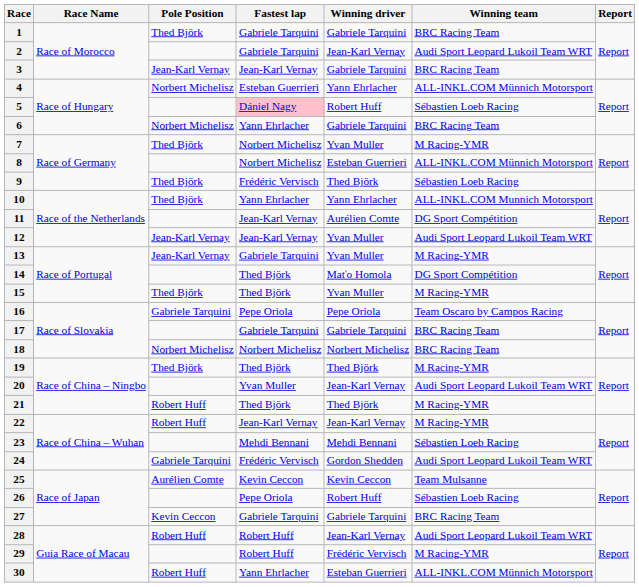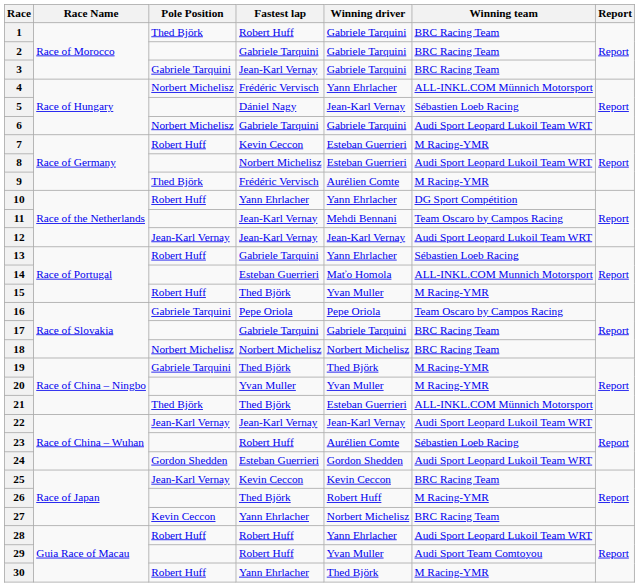(279, 32) Gabriele Tarquini -> (266, 32) Robert Huff
(366, 50) Jean-Karl Vernay -> (367, 50) Gabriele Tarquini
(503, 50) Audi Sport Leopard Lukoil Team WRT -> (457, 50) BRC Racing Team
(190, 69) Jean-Karl Vernay -> (191, 69) Gabriele Tarquini
(279, 87) Esteban Guerrieri -> (279, 87) Frédéric Vervisch
(268, 106) pink background -> (268, 106) no background
(354, 106) Robert Huff -> (366, 106) Jean-Karl Vernay
(274, 125) Yann Ehrlacher -> (279, 125) Gabriele Tarquini
(457, 125) BRC Racing Team -> (503, 125) Audi Sport Leopard Lukoil Team WRT
(177, 143) Thed Björk -> (179, 143) Robert Huff
(280, 143) Norbert Michelisz -> (271, 143) Kevin Ceccon
(355, 143) Yvan Muller -> (367, 143) Esteban Guerrieri
(504, 162) ALL-INKL.COM Münnich Motorsport -> (503, 162) Audi Sport Leopard Lukoil Team WRT
(353, 181) Thed Björk -> (363, 181) Aurélien Comte
(467, 181) Sébastien Loeb Racing -> (452, 181) M Racing-YMR
(177, 199) Thed Björk -> (179, 199) Robert Huff
(504, 199) ALL-INKL.COM Munnich Motorsport -> (466, 199) DG Sport Compétition
(363, 218) Aurélien Comte -> (362, 218) Mehdi Bennani
(466, 218) DG Sport Compétition -> (489, 218) Team Oscaro by Campos Racing
(355, 236) Yvan Muller -> (366, 236) Jean-Karl Vernay
(190, 255) Jean-Karl Vernay -> (179, 255) Robert Huff
(355, 255) Yvan Muller -> (362, 255) Yann Ehrlacher
(452, 255) M Racing-YMR -> (467, 255) Sébastien Loeb Racing
(265, 274) Thed Björk -> (279, 274) Esteban Guerrieri
(466, 274) DG Sport Compétition -> (504, 274) ALL-INKL.COM Munnich Motorsport
(177, 292) Thed Björk -> (179, 292) Robert Huff
(177, 367) Thed Björk -> (191, 367) Gabriele Tarquini
(366, 385) Jean-Karl Vernay -> (355, 385) Yvan Muller
(503, 385) Audi Sport Leopard Lukoil Team WRT -> (452, 385) M Racing-YMR
(179, 404) Robert Huff -> (177, 404) Thed Björk
(353, 404) Thed Björk -> (367, 404) Esteban Guerrieri
(452, 404) M Racing-YMR -> (504, 404) ALL-INKL.COM Münnich Motorsport
(179, 423) Robert Huff -> (190, 423) Jean-Karl Vernay
(452, 423) M Racing-YMR -> (503, 423) Audi Sport Leopard Lukoil Team WRT
(274, 441) Mehdi Bennani -> (266, 441) Robert Huff
(362, 441) Mehdi Bennani -> (363, 441) Aurélien Comte
(191, 460) Gabriele Tarquini -> (189, 460) Gordon Shedden
(279, 460) Frédéric Vervisch -> (279, 460) Esteban Guerrieri
(187, 478) Aurélien Comte -> (190, 478) Jean-Karl Vernay
(451, 478) Team Mulsanne -> (457, 478) BRC Racing Team
(266, 497) Pepe Oriola -> (265, 497) Thed Björk
(467, 497) Sébastien Loeb Racing -> (452, 497) M Racing-YMR
(279, 516) Gabriele Tarquini -> (274, 516) Yann Ehrlacher
(367, 516) Gabriele Tarquini -> (368, 516) Norbert Michelisz
(366, 534) Jean-Karl Vernay -> (362, 534) Yann Ehrlacher
(367, 553) Frédéric Vervisch -> (355, 553) Yvan Muller
(452, 553) M Racing-YMR -> (478, 553) Audi Sport Team Comtoyou
(367, 572) Esteban Guerrieri -> (353, 572) Thed Björk
(504, 572) ALL-INKL.COM Münnich Motorsport -> (452, 572) M Racing-YMR
